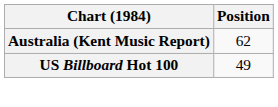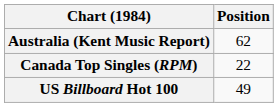+ row: (109, 65)
